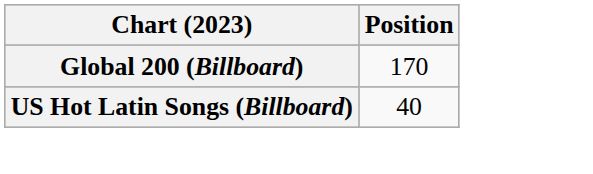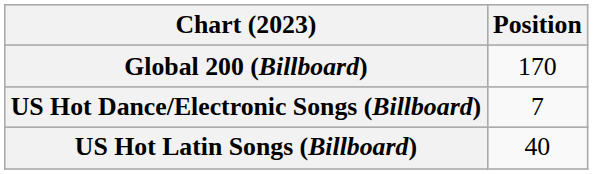+ row: (246, 106)
